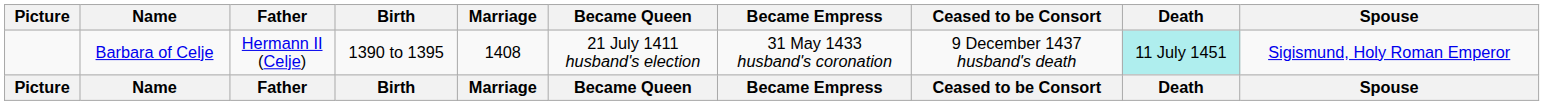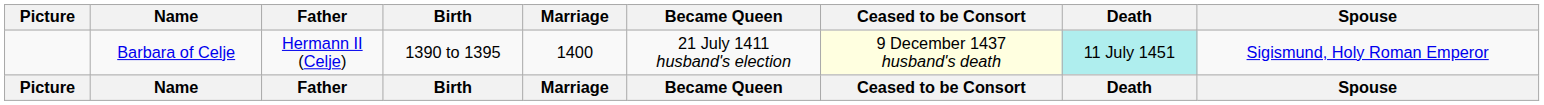- column: (815, 17)
(503, 52) 1408 -> (575, 52) 1400
(1017, 52) no background -> (941, 52) lightyellow background
